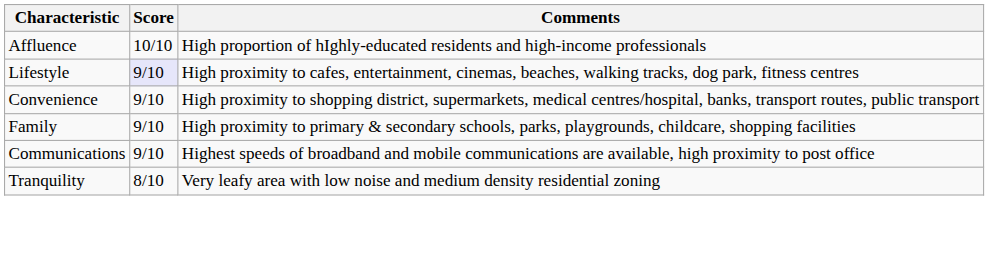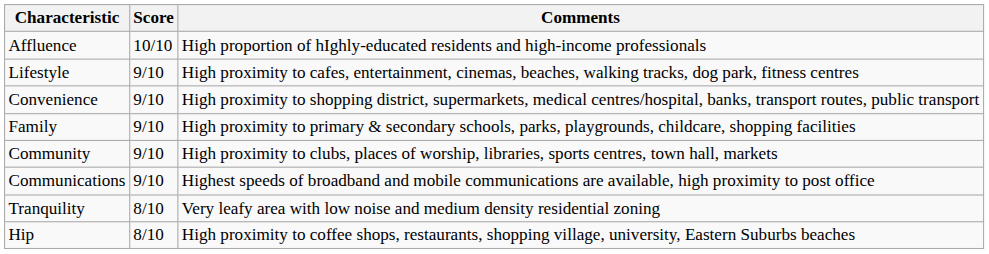(149, 72) lavender background -> (149, 72) no background
+ row: (49, 153)
+ row: (21, 235)
